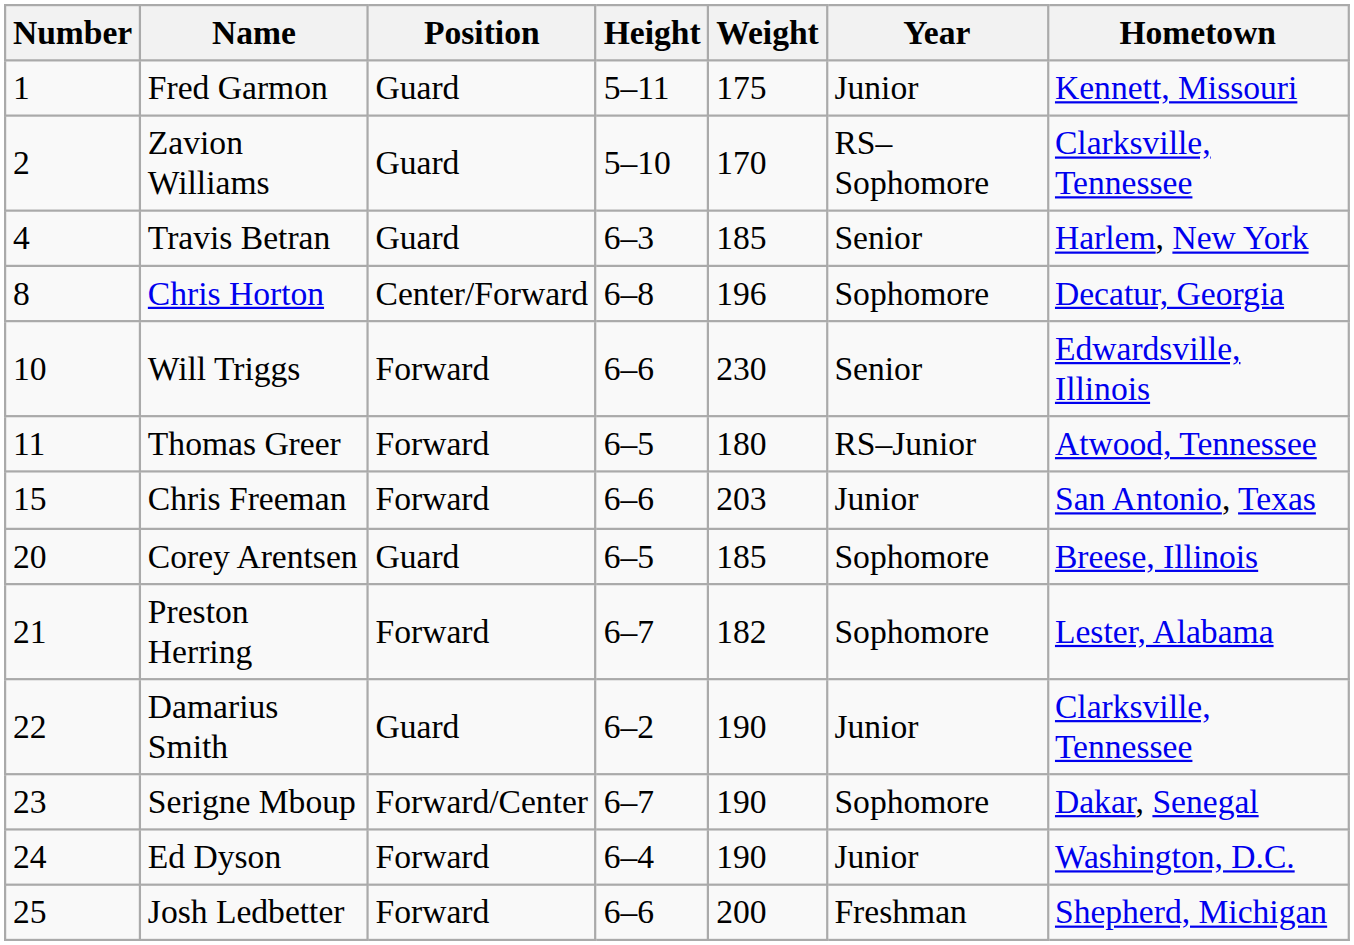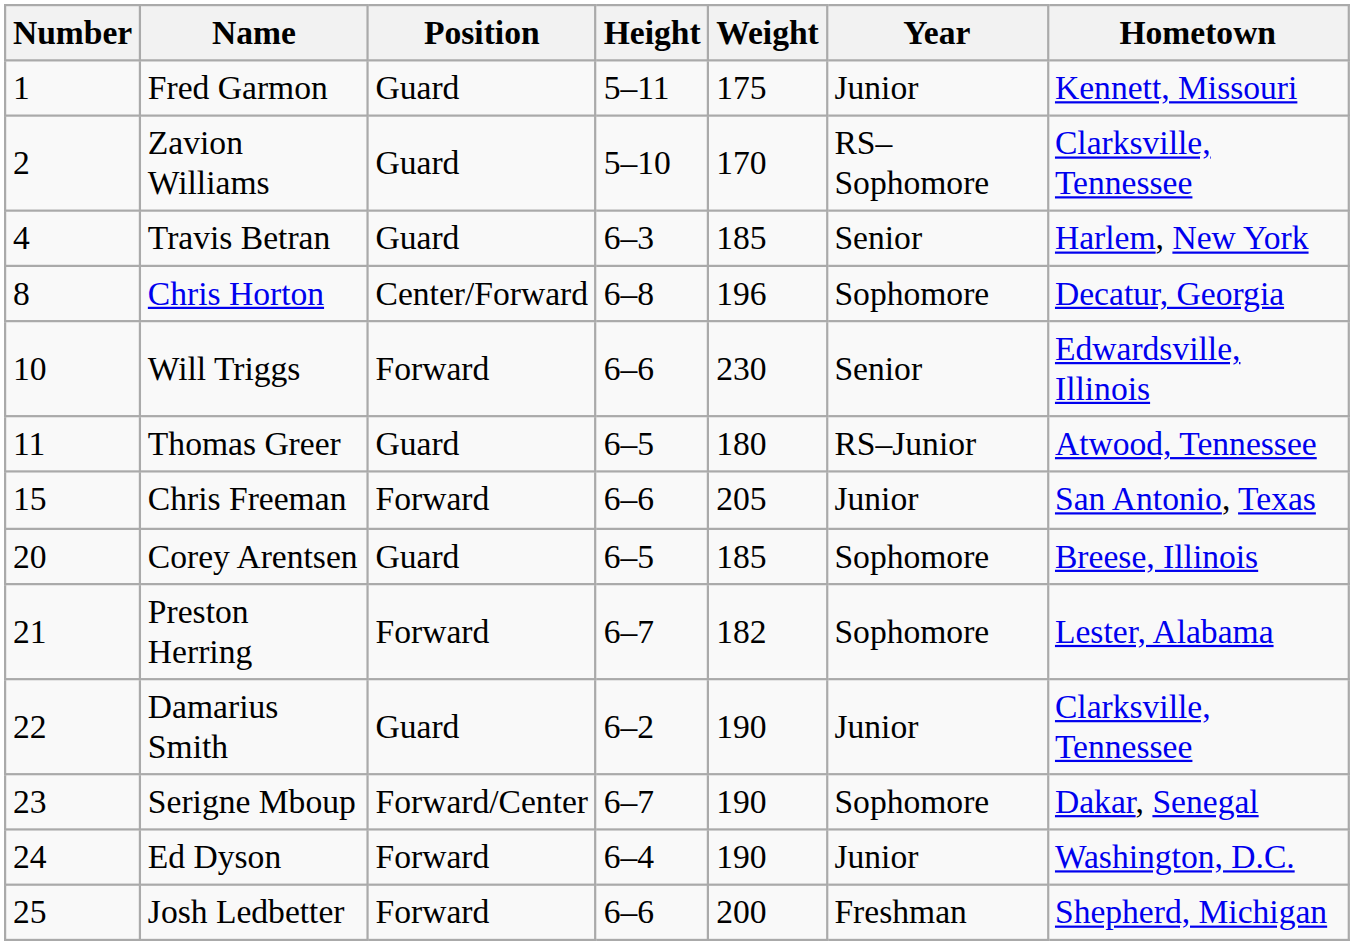(432, 444) Forward -> (417, 444) Guard
(741, 499) 203 -> (741, 499) 205
